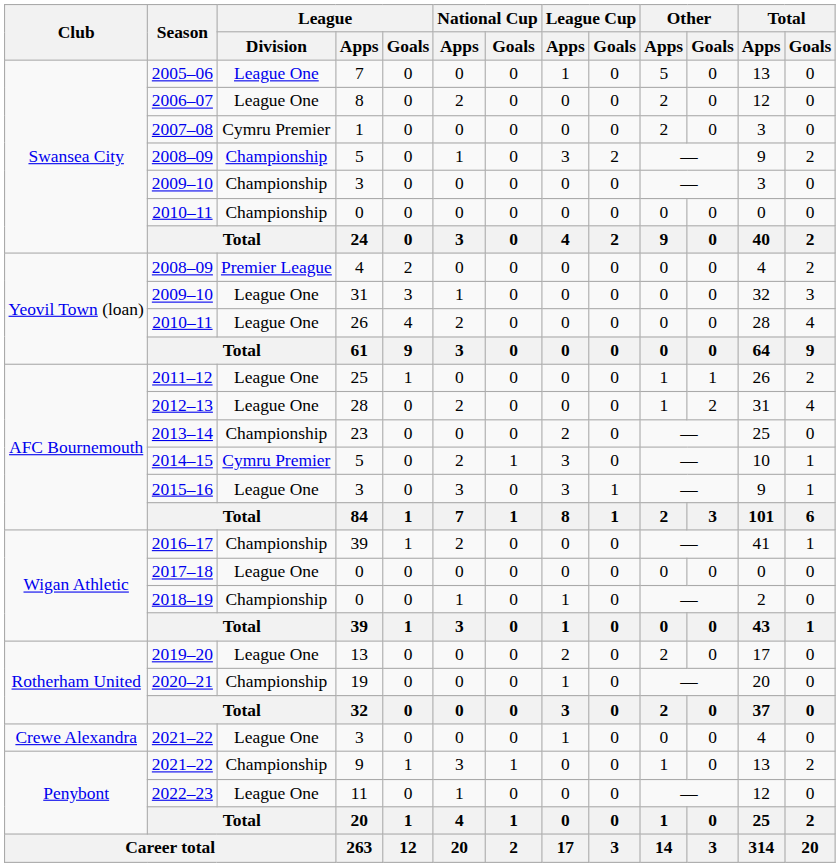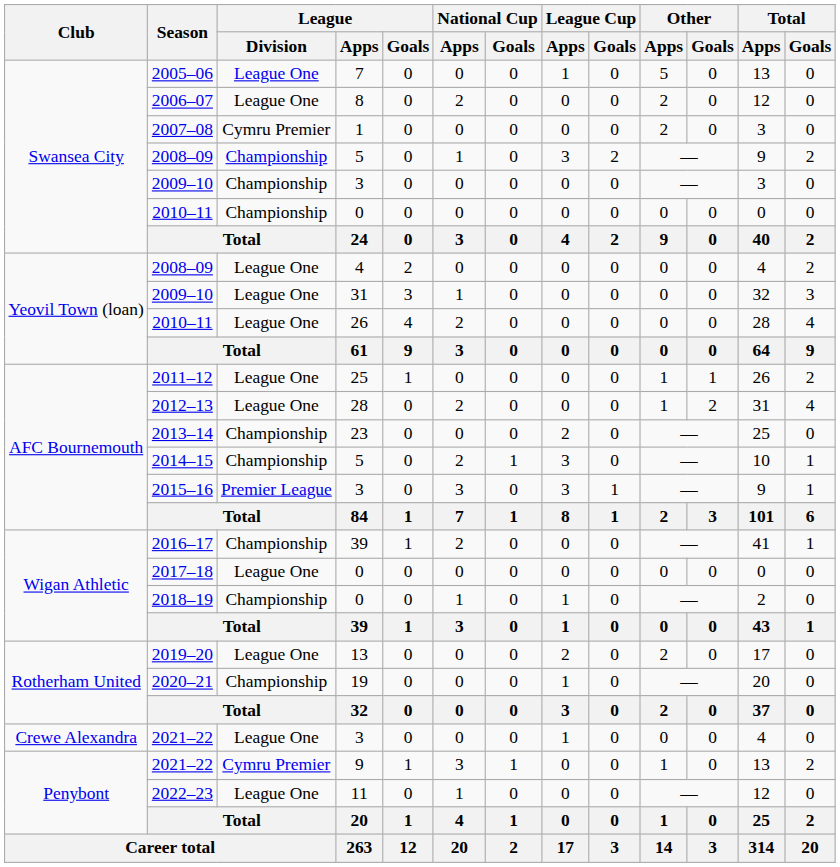(276, 267) Premier League -> (276, 267) League One
(276, 460) Cymru Premier -> (276, 460) Championship
(276, 488) League One -> (276, 488) Premier League
(276, 765) Championship -> (276, 765) Cymru Premier
